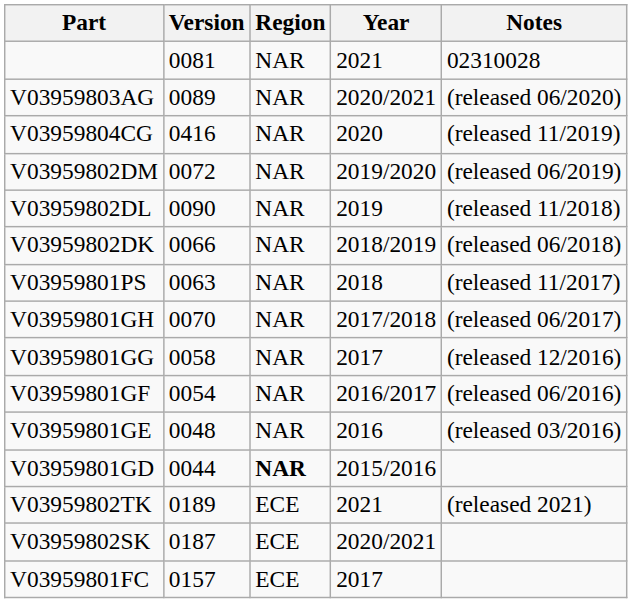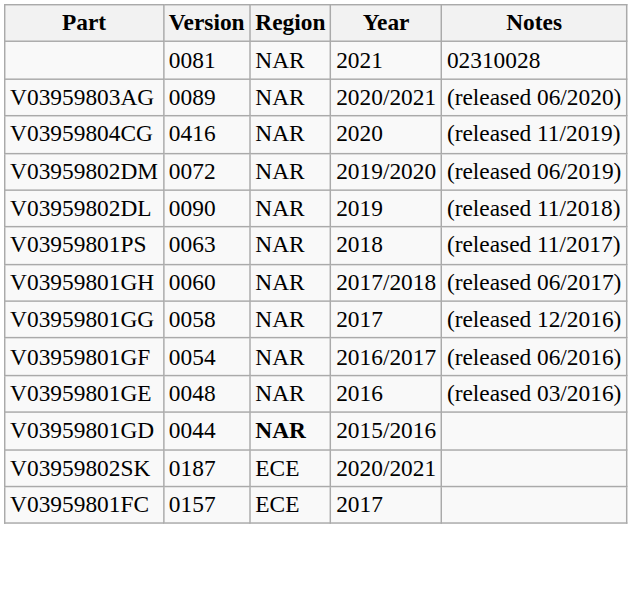- row: (82, 245)
(192, 319) 0070 -> (192, 282) 0060
- row: (81, 504)
